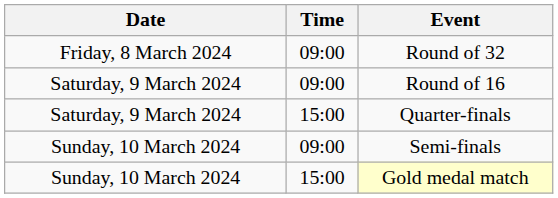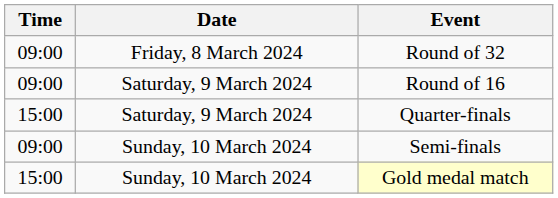columns swapped: (146, 20) <-> (322, 20)
